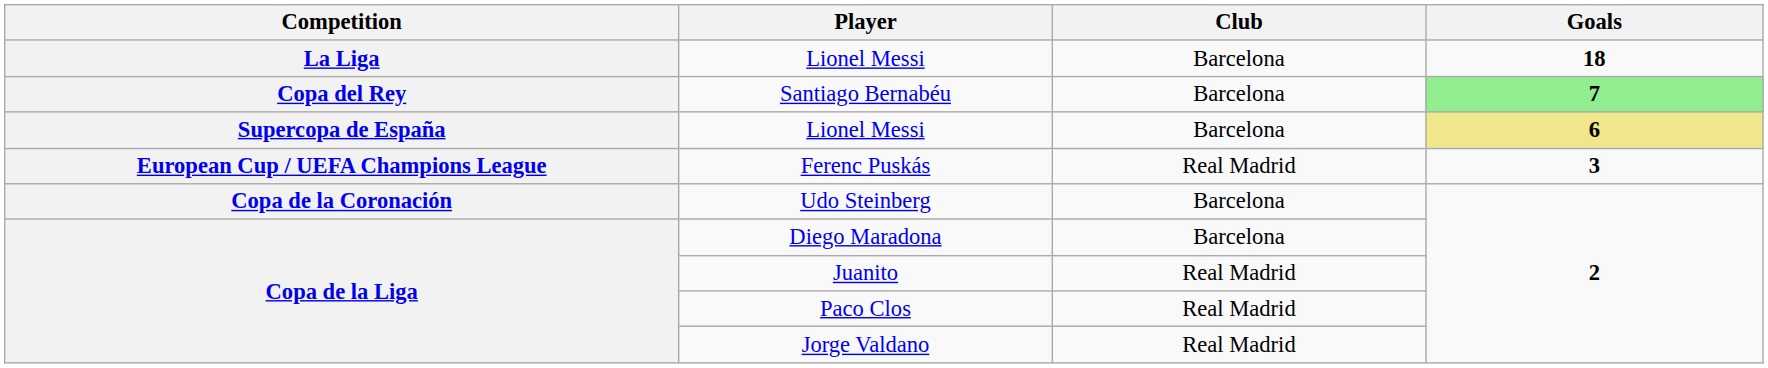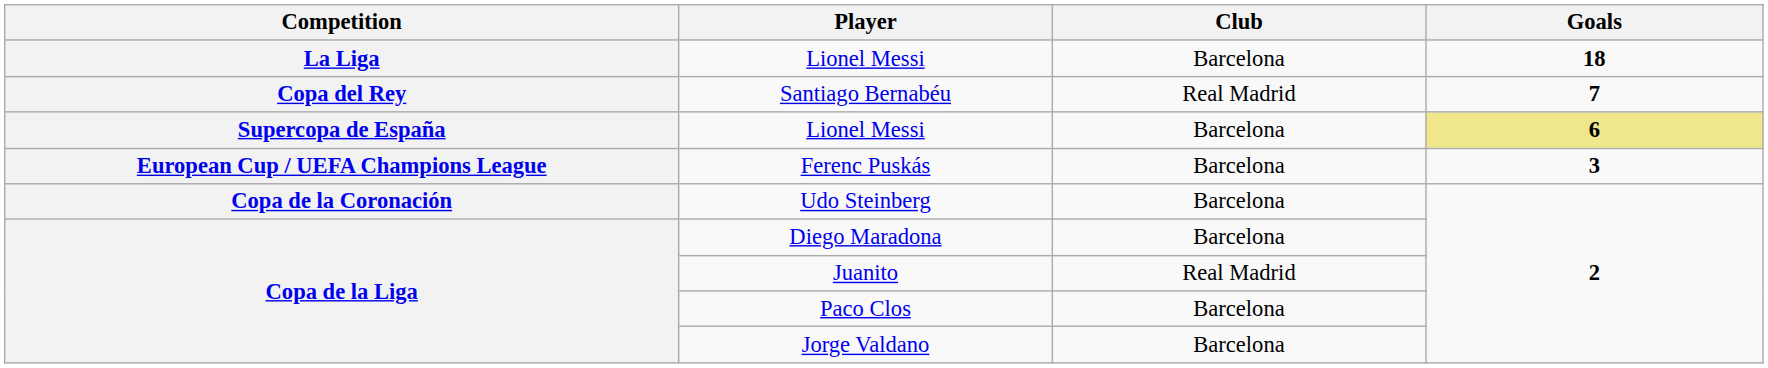(1239, 93) Barcelona -> (1239, 93) Real Madrid
(1594, 93) lightgreen background -> (1594, 93) no background
(1239, 165) Real Madrid -> (1239, 165) Barcelona
(1239, 308) Real Madrid -> (1239, 308) Barcelona
(1239, 344) Real Madrid -> (1239, 344) Barcelona
